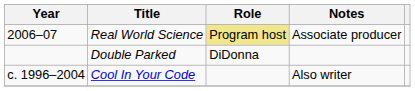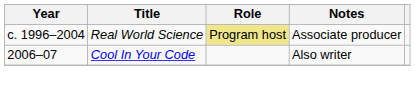(32, 34) 2006–07 -> (46, 34) c. 1996–2004
- row: (133, 55)
(46, 75) c. 1996–2004 -> (32, 55) 2006–07
